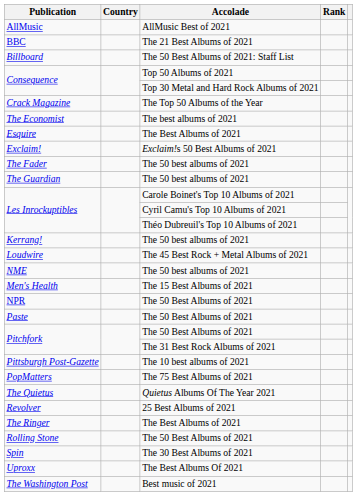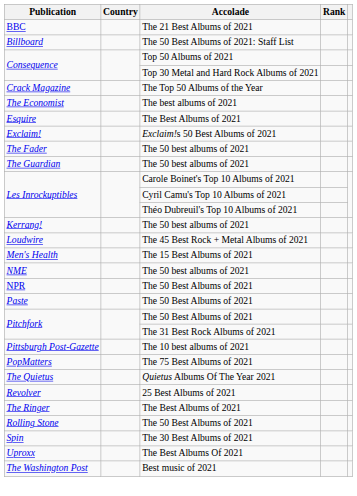- row: (25, 27)
rows swapped: (32, 286) <-> (17, 270)
